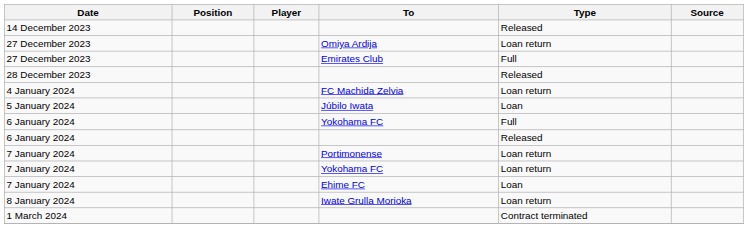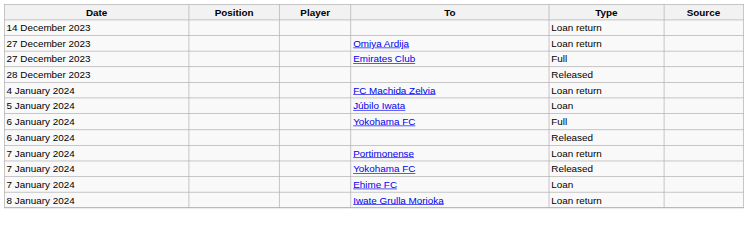(522, 28) Released -> (577, 28) Loan return
(526, 169) Loan return -> (572, 169) Released
- row: (37, 216)
